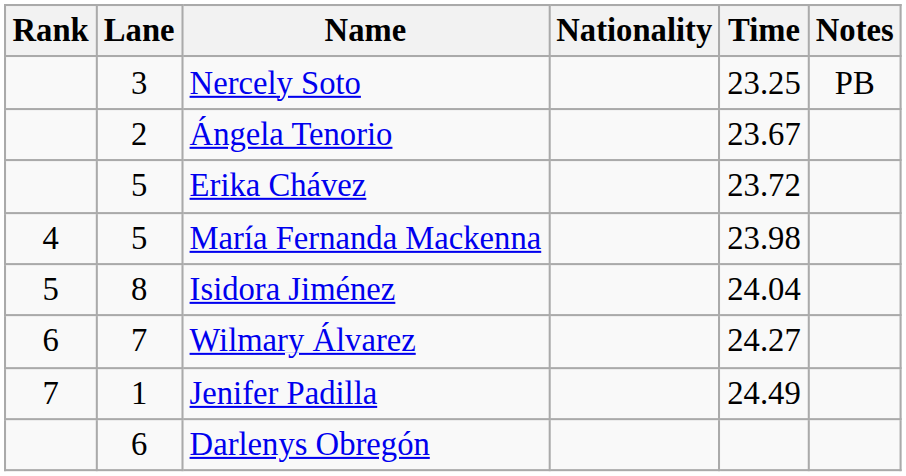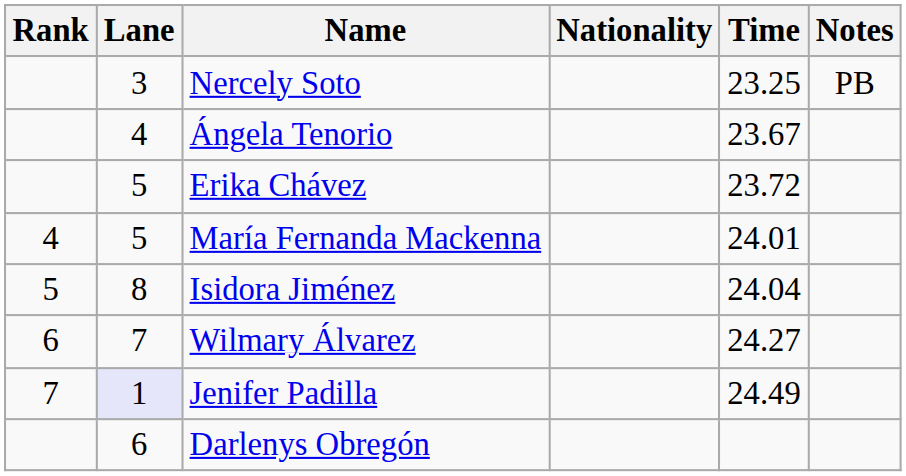(139, 133) 2 -> (139, 133) 4
(764, 237) 23.98 -> (764, 237) 24.01
(139, 392) no background -> (139, 392) lavender background
